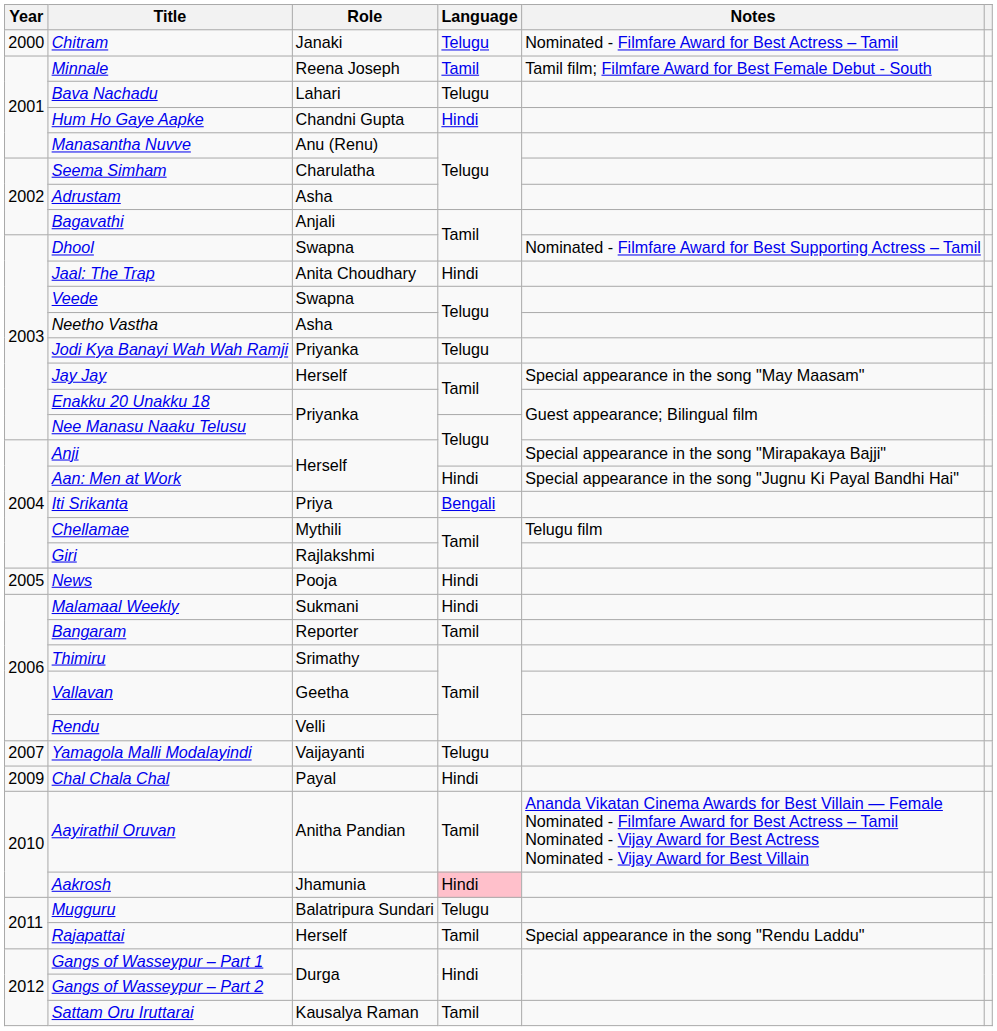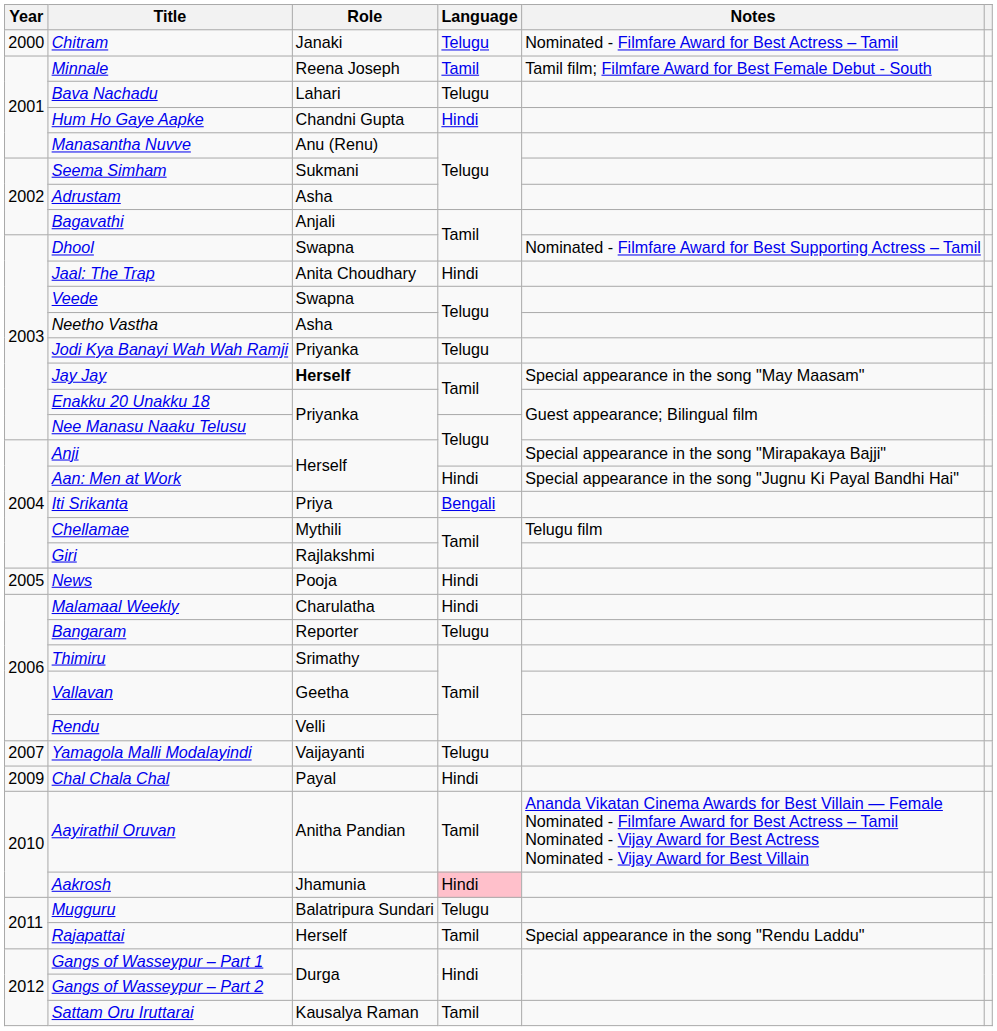(335, 171) Charulatha -> (327, 171) Sukmani
(321, 376) normal -> (323, 376) bold
(327, 606) Sukmani -> (335, 606) Charulatha
(460, 632) Tamil -> (465, 632) Telugu
